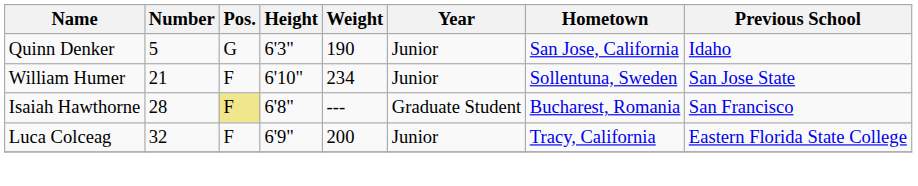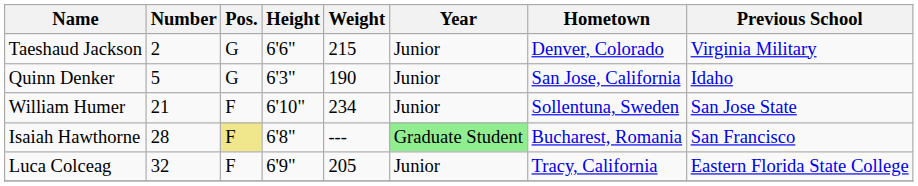+ row: (75, 48)
(457, 107) no background -> (458, 136) lightgreen background
(341, 136) 200 -> (342, 166) 205
